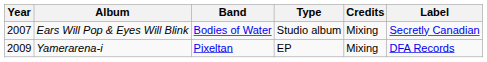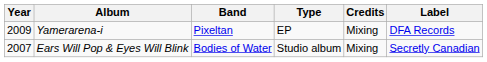rows swapped: (113, 30) <-> (70, 48)
